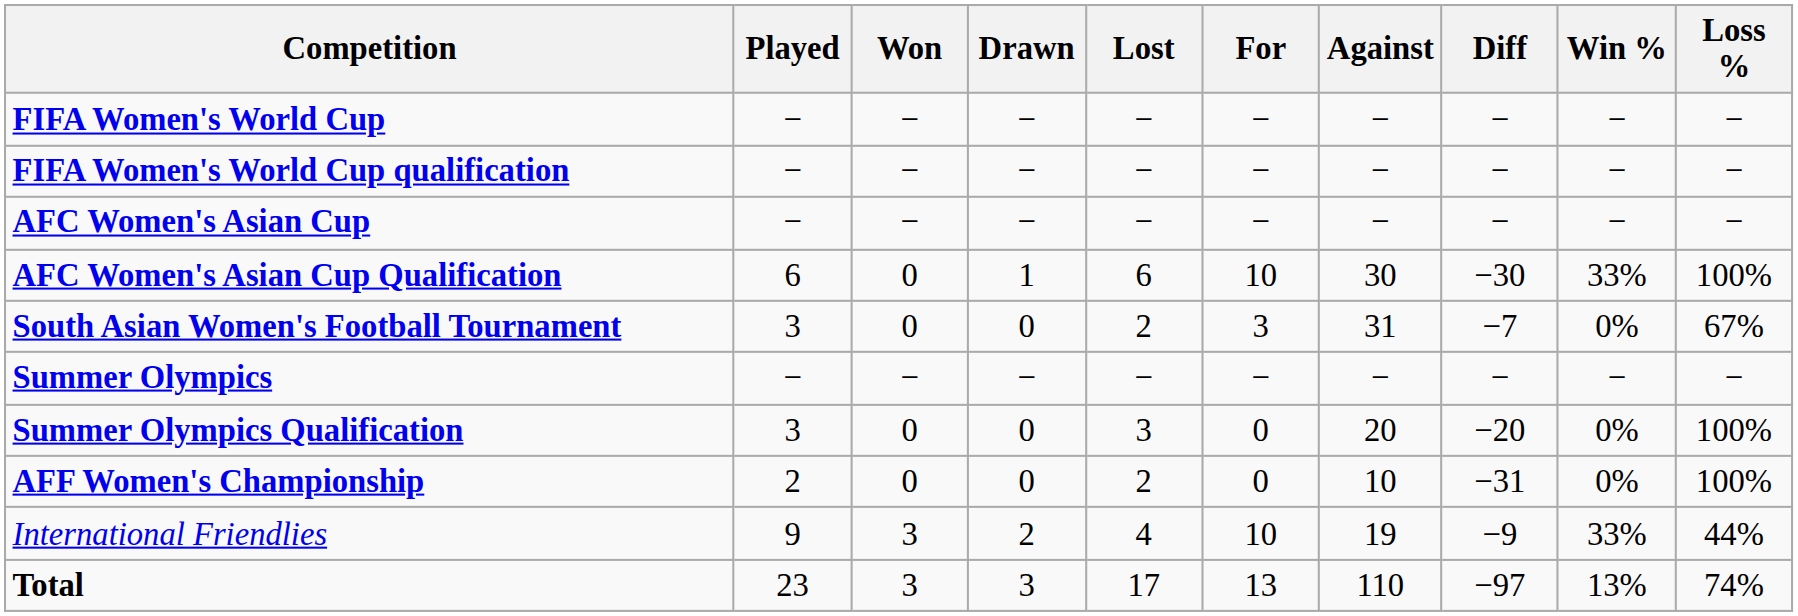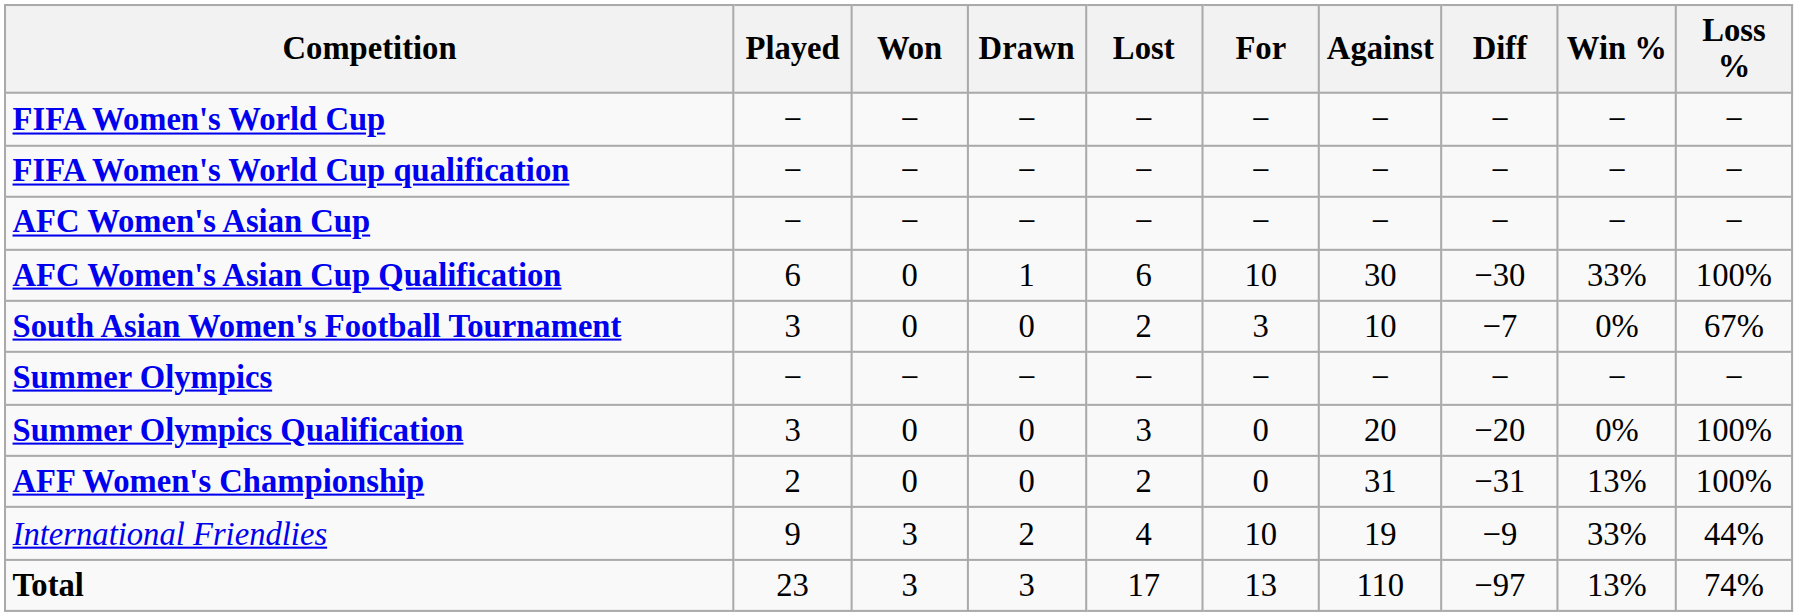(1380, 325) 31 -> (1380, 325) 10
(1380, 481) 10 -> (1380, 481) 31
(1617, 481) 0% -> (1617, 481) 13%
